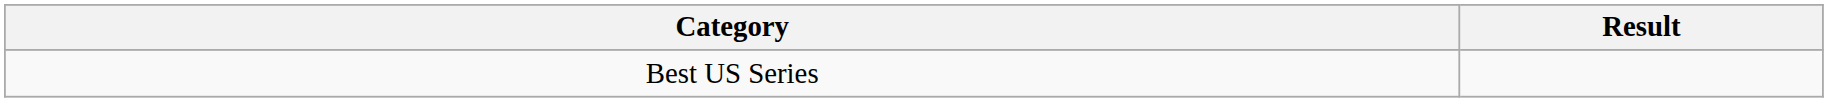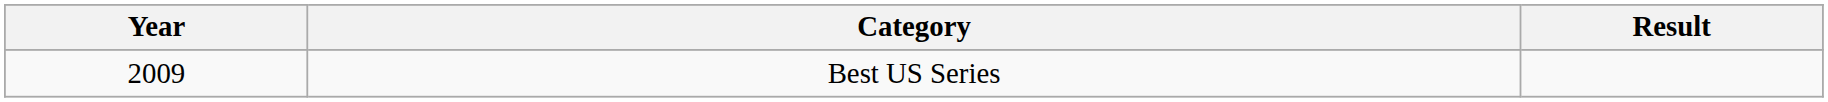+ column: (156, 27)
